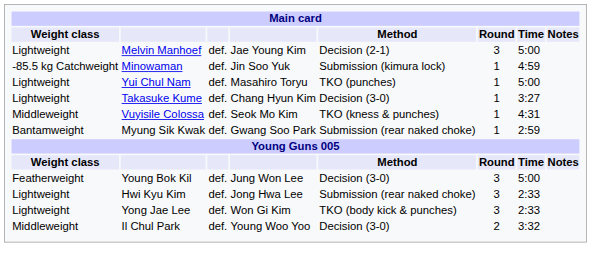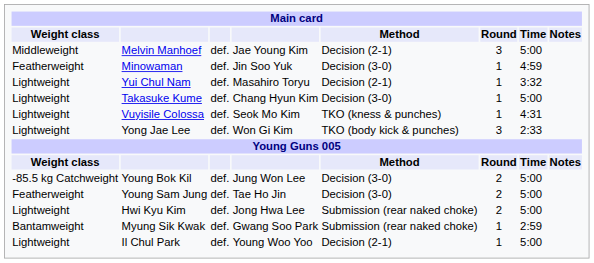(41, 50) Lightweight -> (45, 50) Middleweight
(65, 66) -85.5 kg Catchweight -> (48, 66) Featherweight
(382, 66) Submission (kimura lock) -> (357, 66) Decision (3-0)
(358, 82) TKO (punches) -> (357, 82) Decision (2-1)
(529, 82) 5:00 -> (531, 82) 3:32
(529, 98) 3:27 -> (531, 98) 5:00
(45, 114) Middleweight -> (41, 114) Lightweight
rows swapped: (156, 210) <-> (163, 130)
(48, 178) Featherweight -> (65, 178) -85.5 kg Catchweight
(497, 178) 3 -> (499, 178) 2
+ row: (164, 194)
(497, 194) 3 -> (499, 210) 2
(529, 194) 2:33 -> (531, 210) 5:00
(45, 226) Middleweight -> (41, 242) Lightweight
(354, 226) Decision (3-0) -> (357, 242) Decision (2-1)
(497, 226) 2 -> (499, 242) 1
(529, 226) 3:32 -> (531, 242) 5:00
